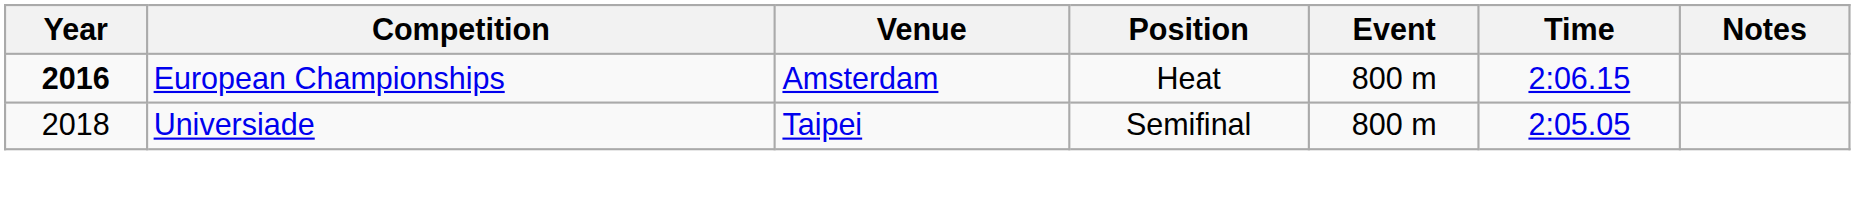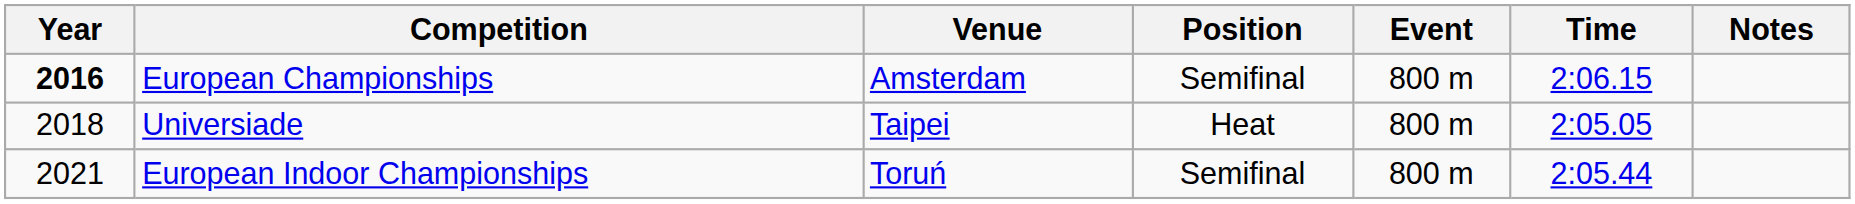(1189, 78) Heat -> (1242, 78) Semifinal
(1189, 126) Semifinal -> (1242, 126) Heat
+ row: (365, 174)
